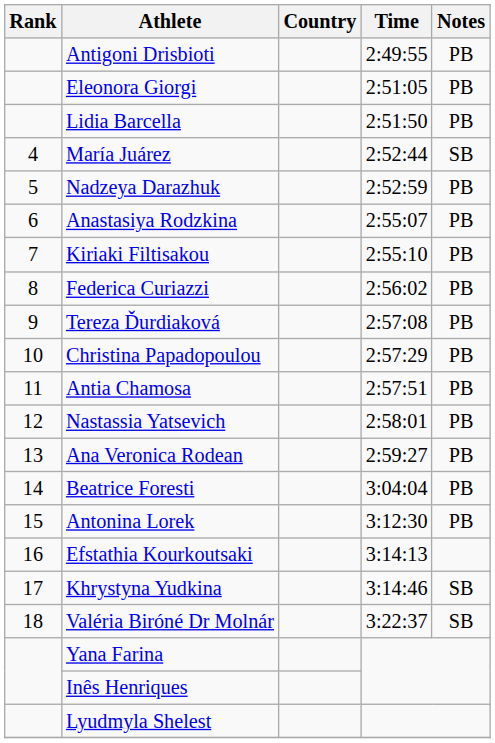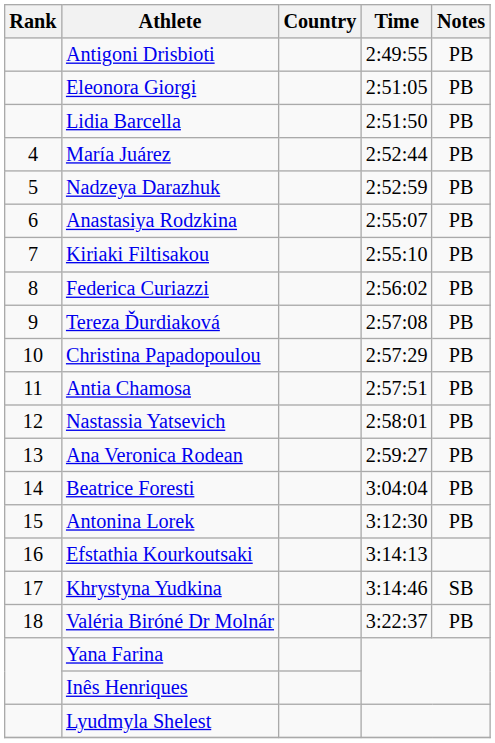(461, 154) SB -> (461, 154) PB
(461, 621) SB -> (461, 621) PB
